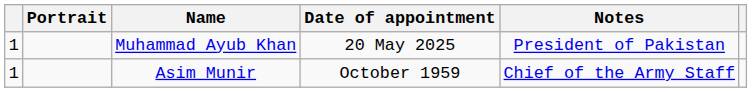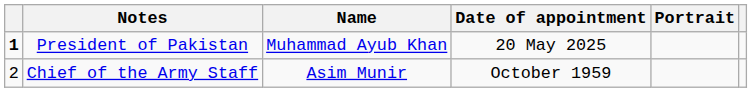columns swapped: (67, 18) <-> (619, 18)
(14, 46) normal -> (14, 46) bold
(14, 73) 1 -> (14, 73) 2
